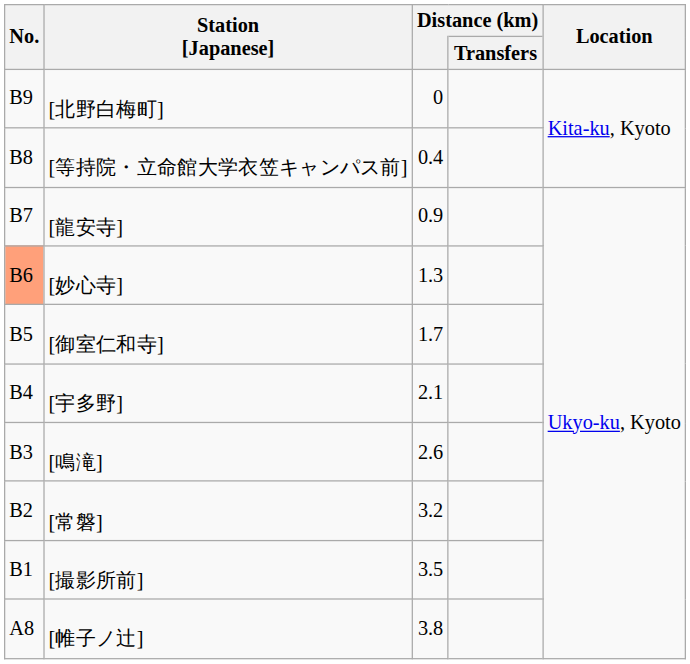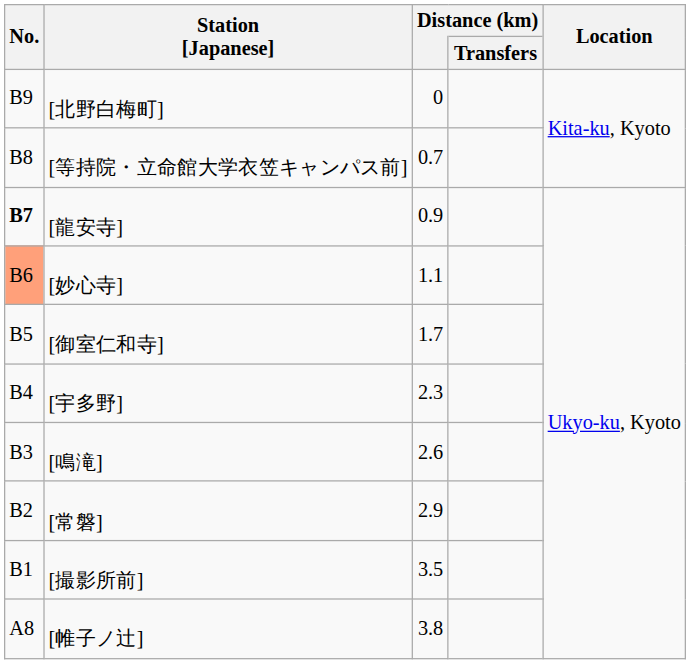(431, 157) 0.4 -> (431, 157) 0.7
(21, 216) normal -> (21, 216) bold
(431, 275) 1.3 -> (431, 275) 1.1
(431, 392) 2.1 -> (431, 392) 2.3
(431, 510) 3.2 -> (431, 510) 2.9
